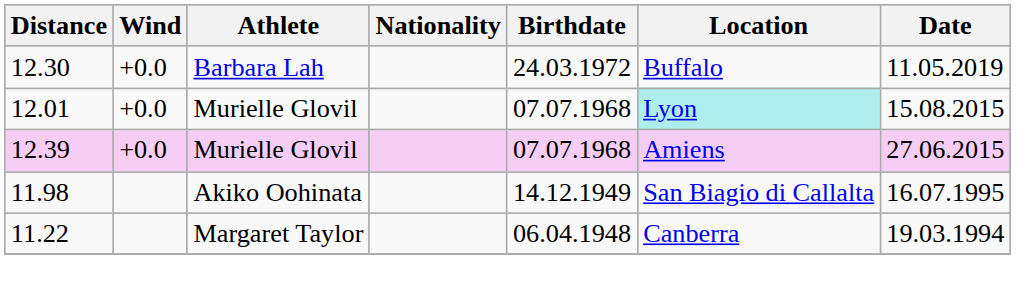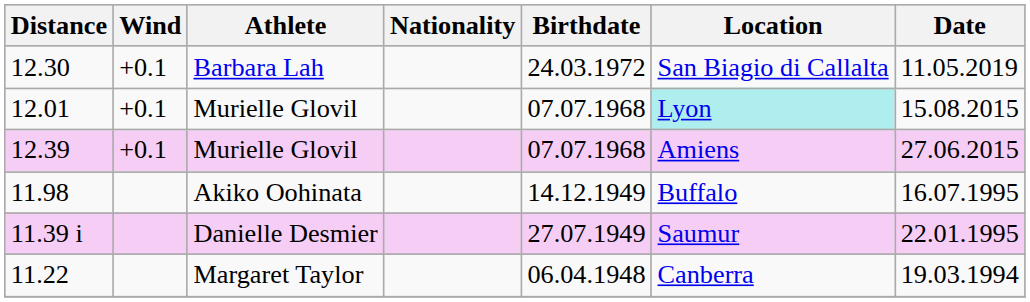(143, 66) +0.0 -> (143, 66) +0.1
(683, 66) Buffalo -> (773, 66) San Biagio di Callalta
(143, 108) +0.0 -> (143, 108) +0.1
(143, 150) +0.0 -> (143, 150) +0.1
(759, 191) San Biagio di Callalta -> (697, 191) Buffalo
+ row: (47, 233)
